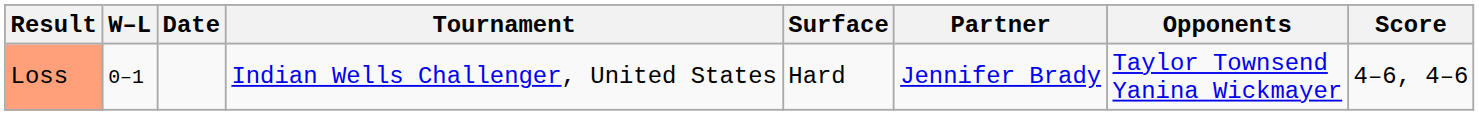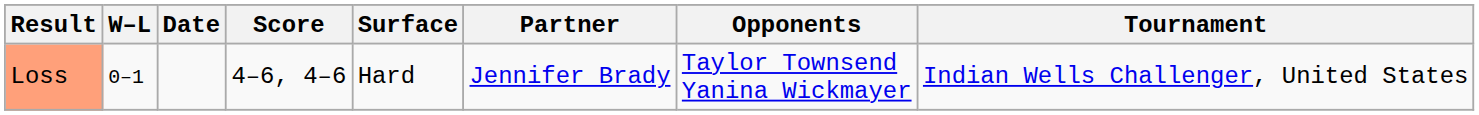columns swapped: (504, 24) <-> (1411, 24)
